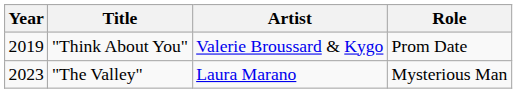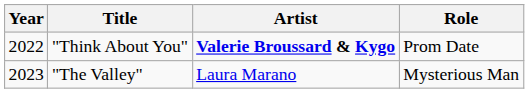(26, 46) 2019 -> (26, 46) 2022
(290, 46) normal -> (296, 46) bold
